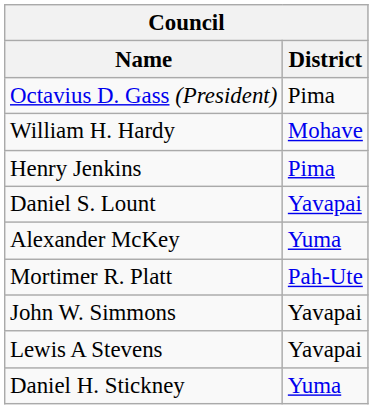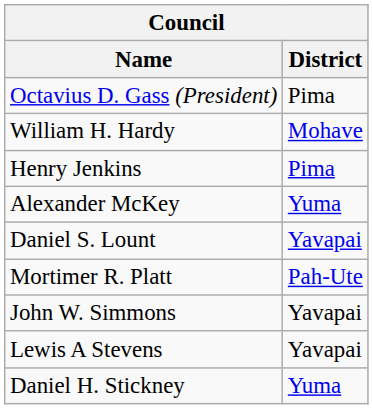rows swapped: (83, 204) <-> (95, 240)
